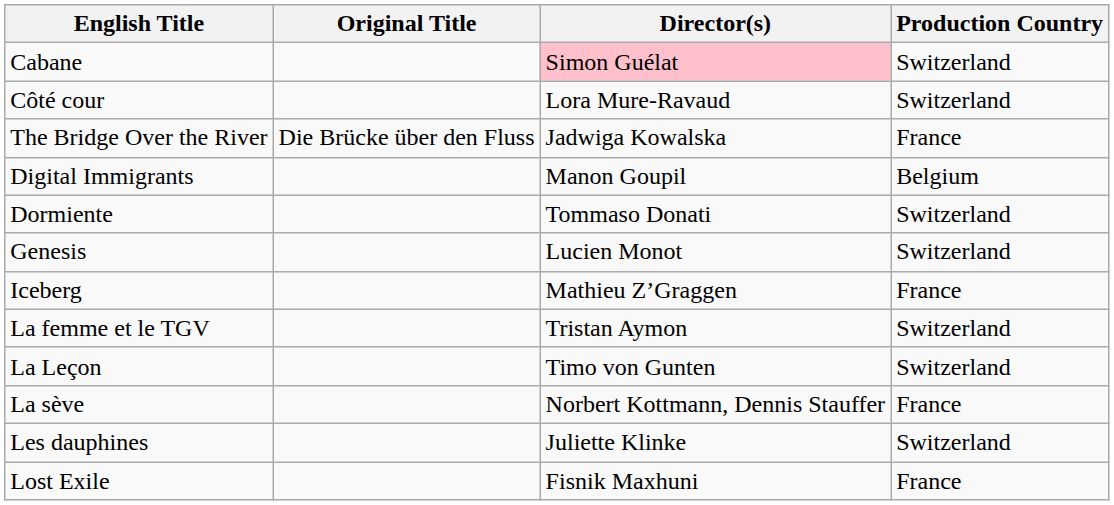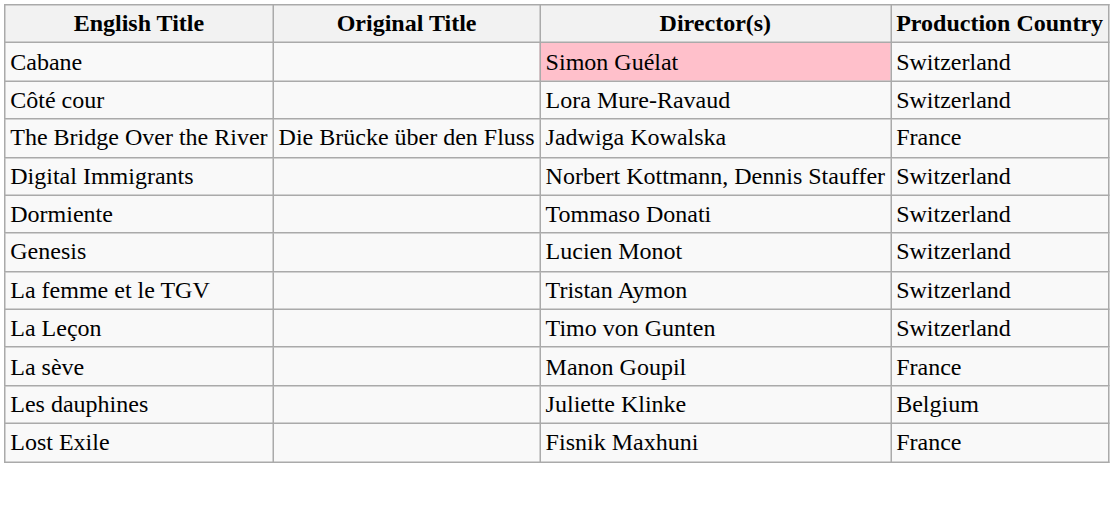(616, 175) Manon Goupil -> (715, 175) Norbert Kottmann, Dennis Stauffer
(938, 175) Belgium -> (953, 175) Switzerland
- row: (46, 289)
(715, 404) Norbert Kottmann, Dennis Stauffer -> (616, 366) Manon Goupil
(953, 442) Switzerland -> (938, 404) Belgium
